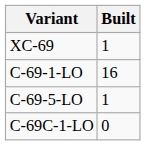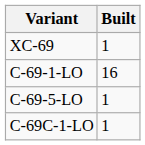(105, 126) 0 -> (105, 126) 1
